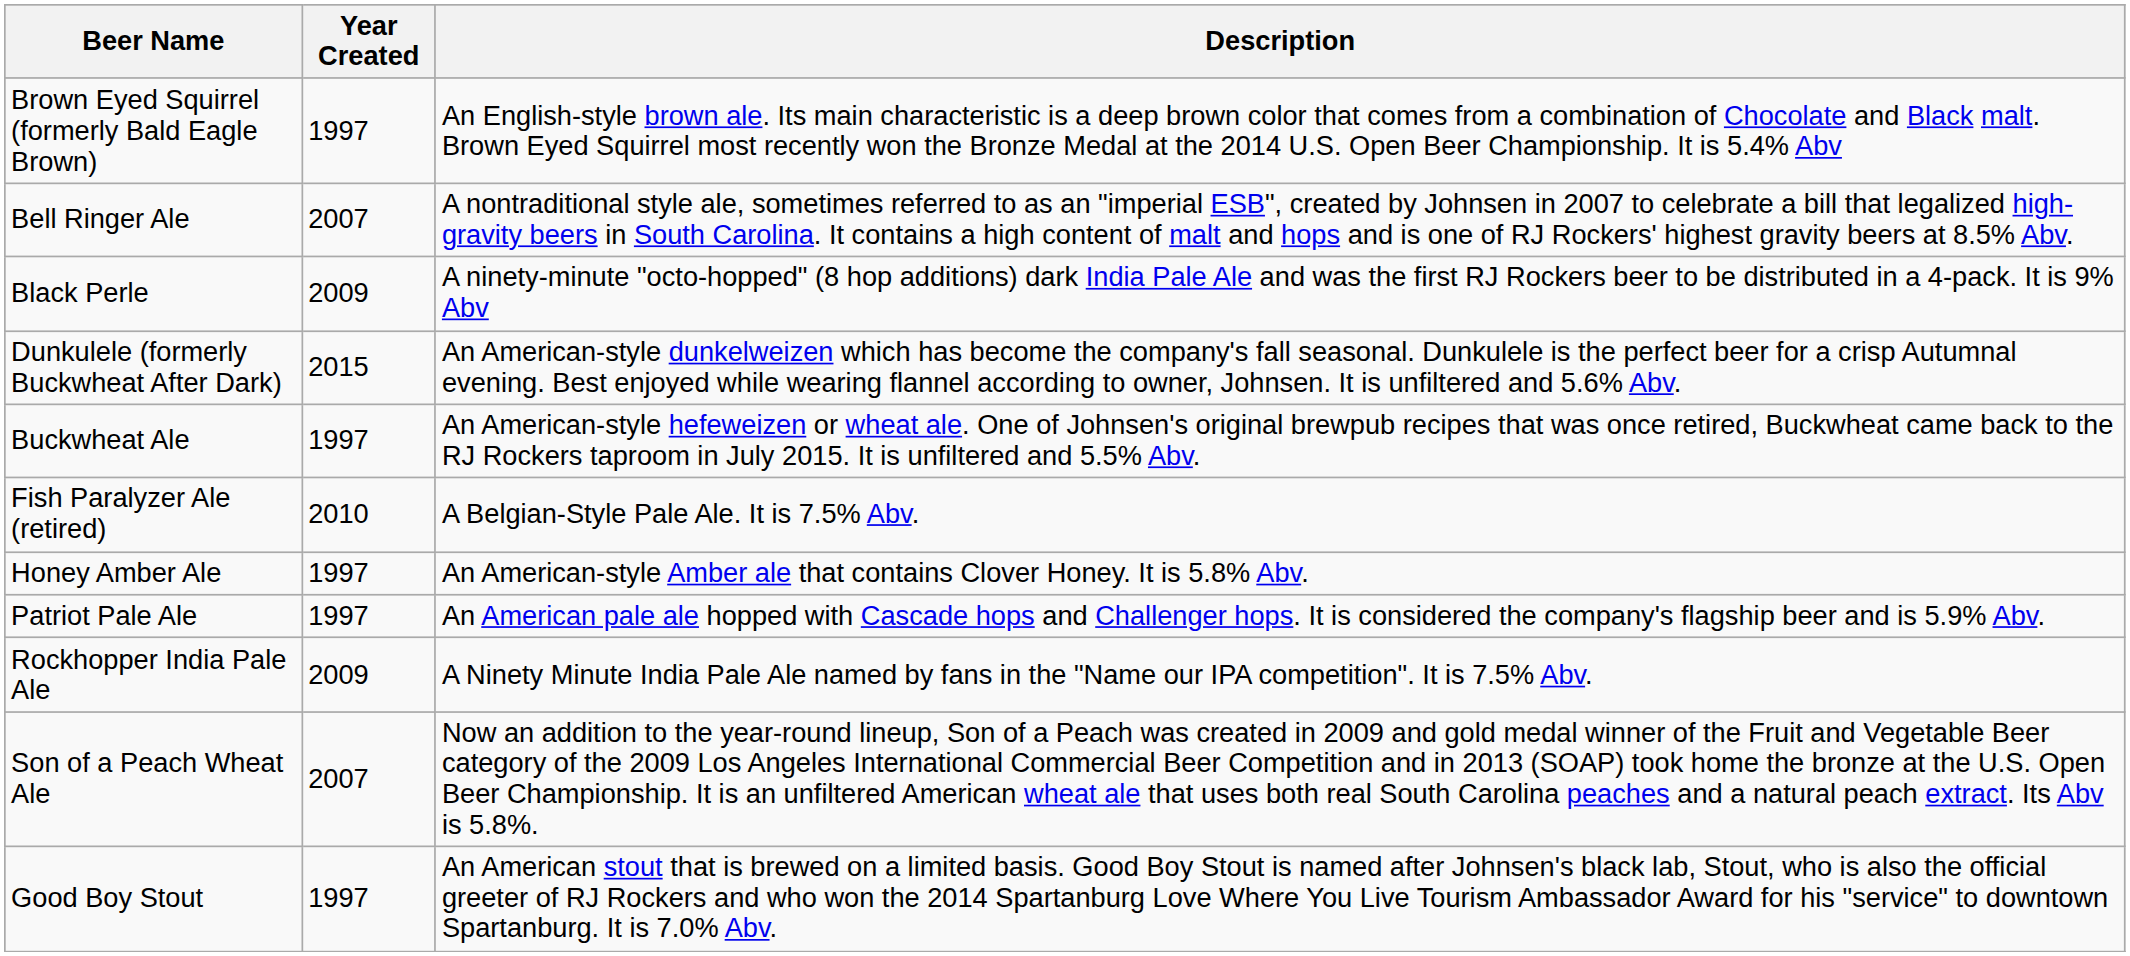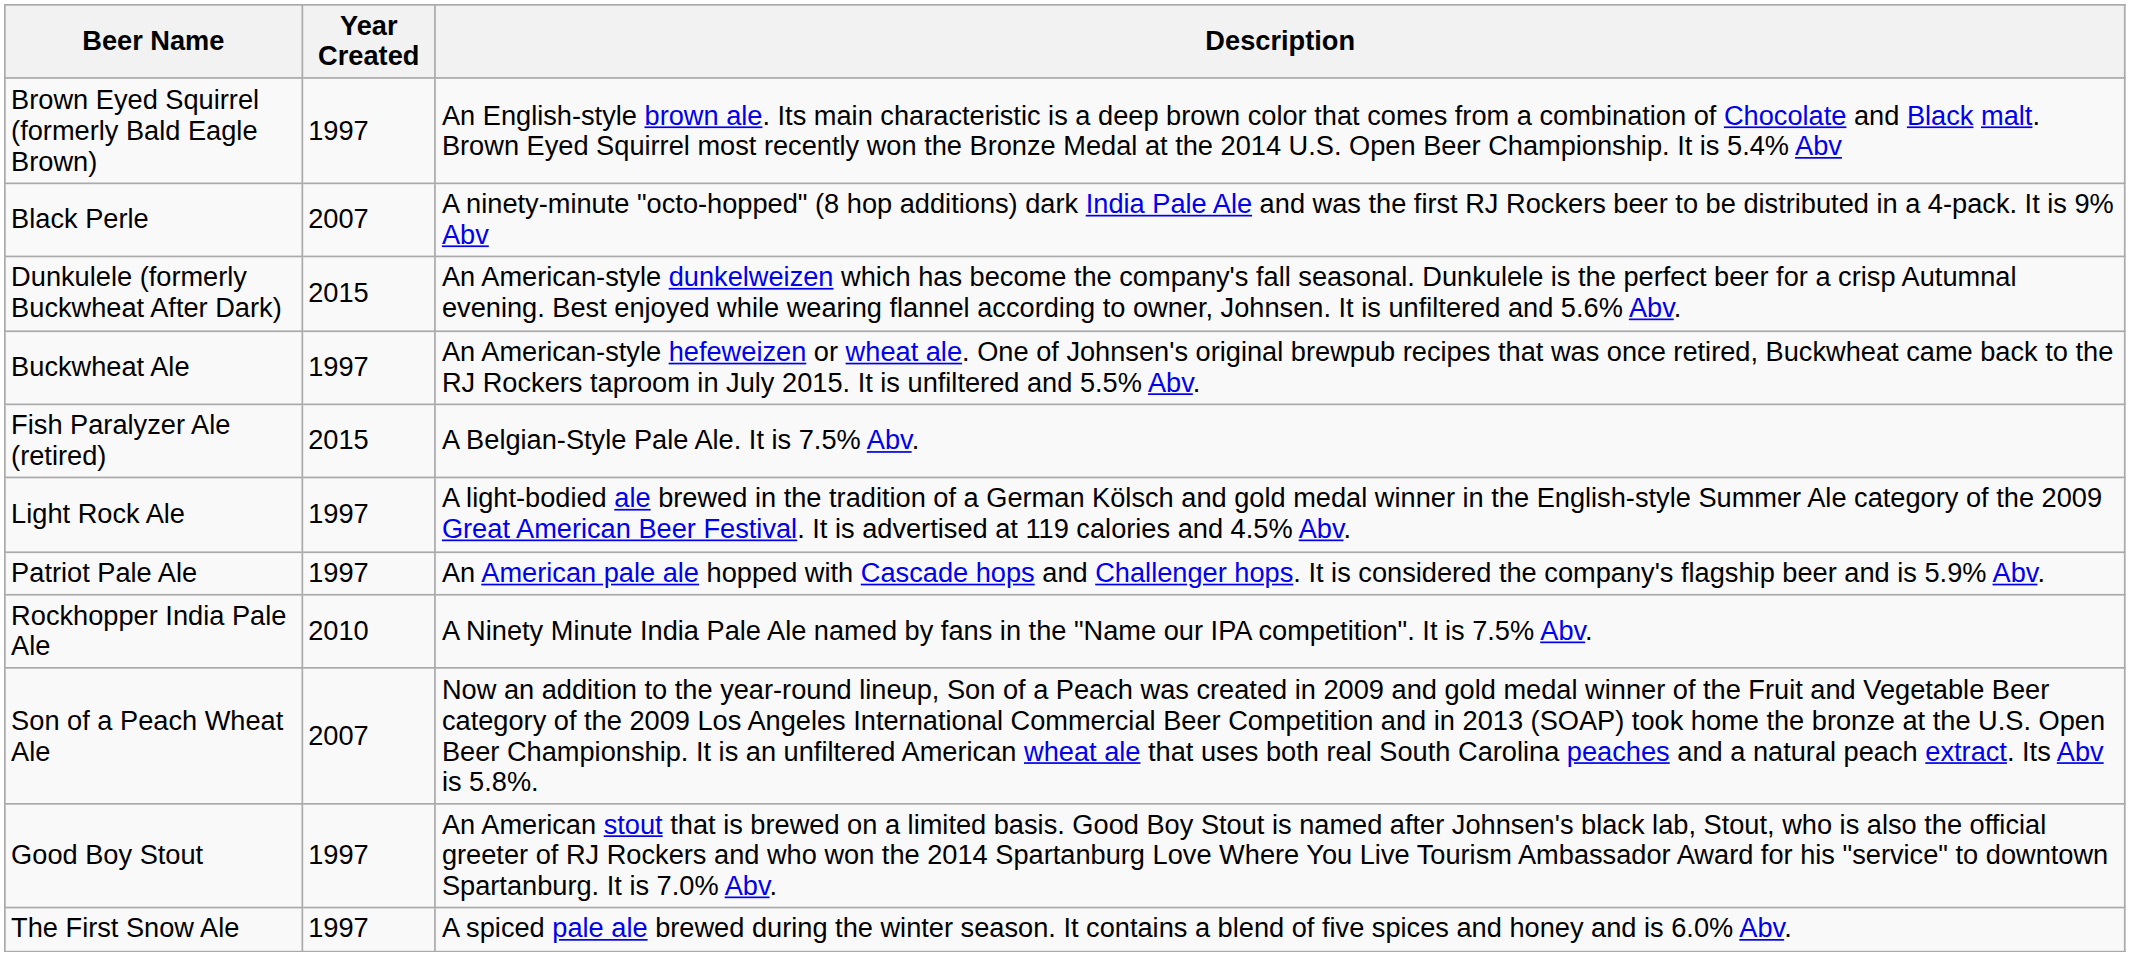- row: (100, 219)
(338, 293) 2009 -> (338, 219) 2007
(338, 514) 2010 -> (338, 440) 2015
- row: (116, 572)
+ row: (98, 514)
(338, 674) 2009 -> (338, 631) 2010
+ row: (125, 928)
